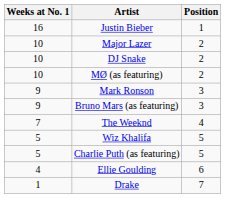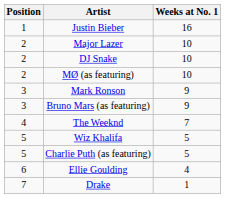columns swapped: (201, 12) <-> (38, 12)
